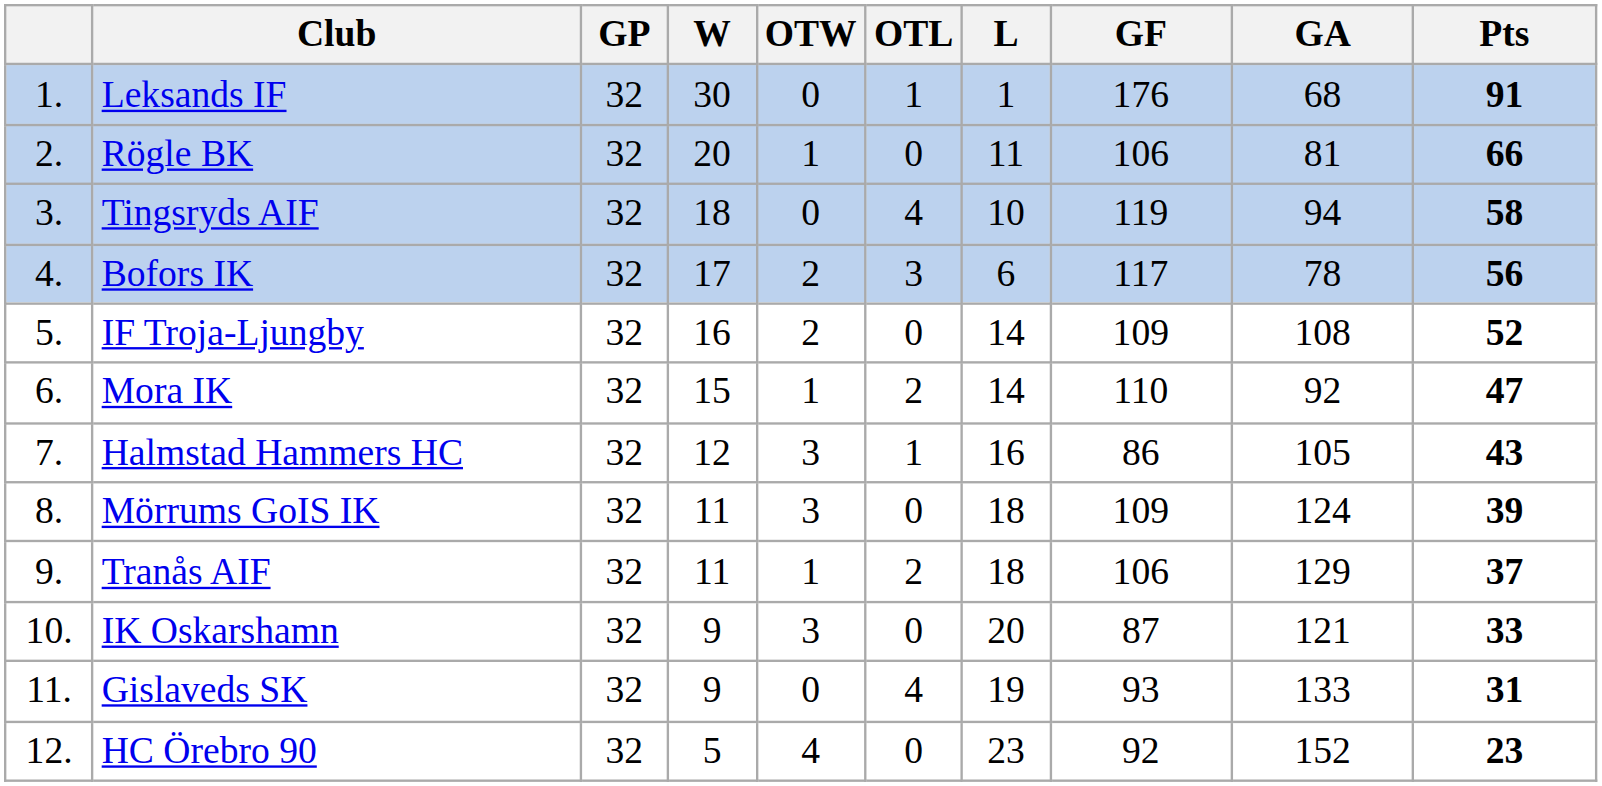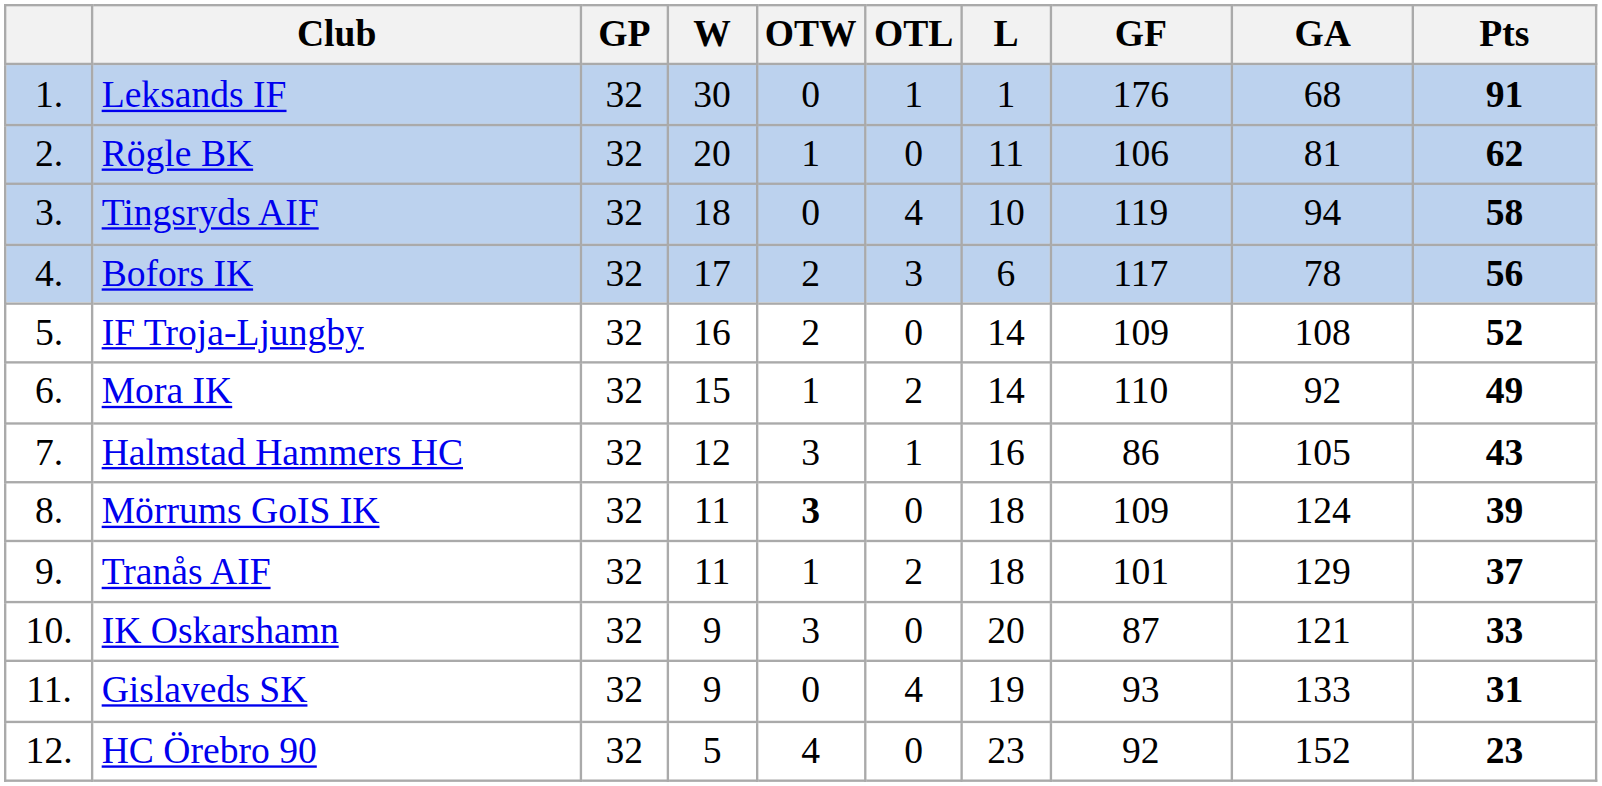(1504, 153) 66 -> (1504, 153) 62
(1504, 392) 47 -> (1504, 392) 49
(811, 511) normal -> (811, 511) bold
(1141, 570) 106 -> (1141, 570) 101
